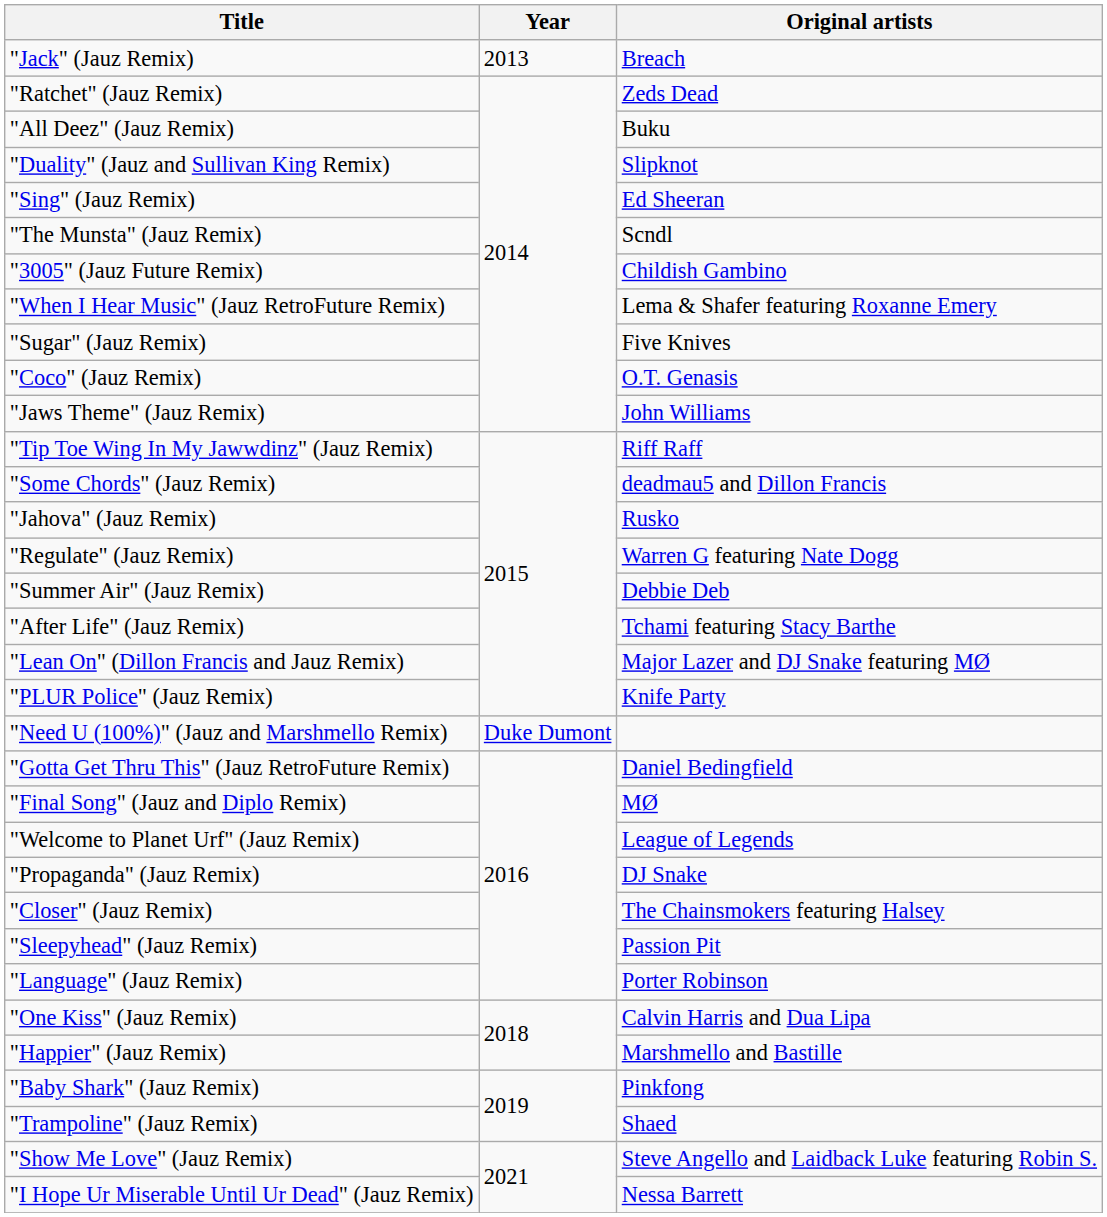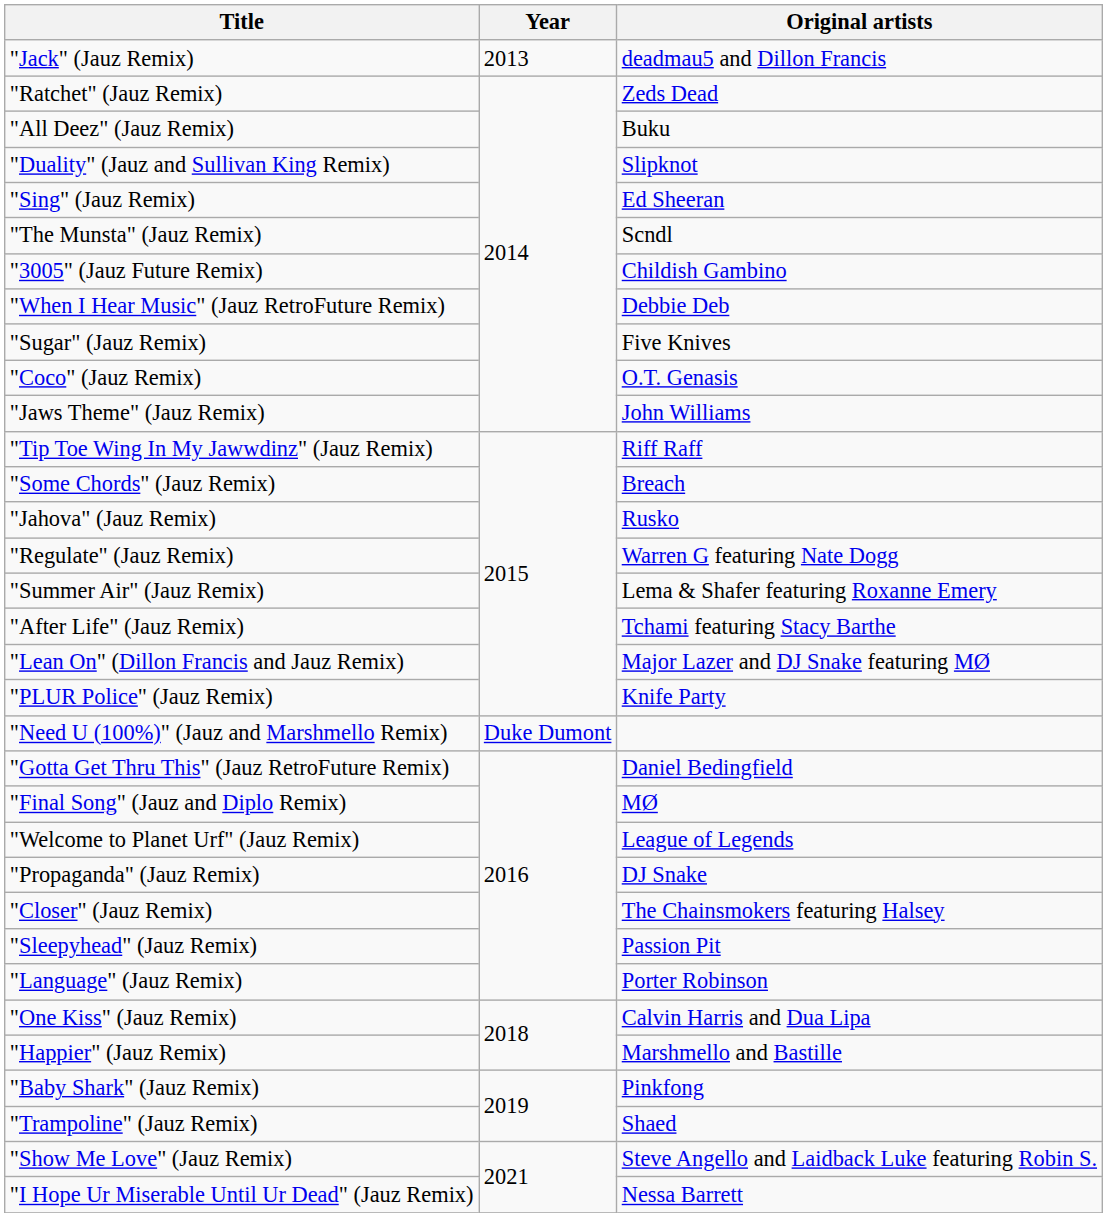(653, 57) Breach -> (754, 57) deadmau5 and Dillon Francis
(809, 306) Lema & Shafer featuring Roxanne Emery -> (676, 306) Debbie Deb
(754, 484) deadmau5 and Dillon Francis -> (653, 484) Breach
(676, 590) Debbie Deb -> (809, 590) Lema & Shafer featuring Roxanne Emery
